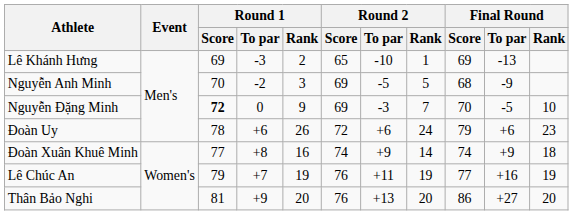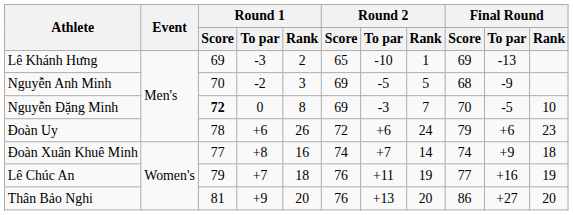(302, 107) 9 -> (302, 107) 8
(383, 153) +9 -> (383, 153) +7
(302, 175) 19 -> (302, 175) 18
